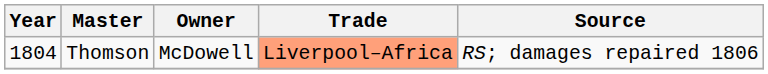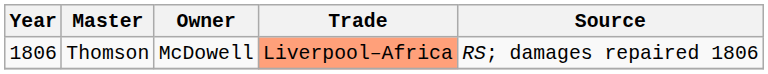(33, 53) 1804 -> (33, 53) 1806
